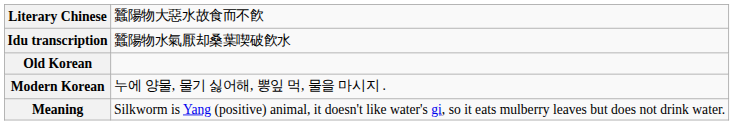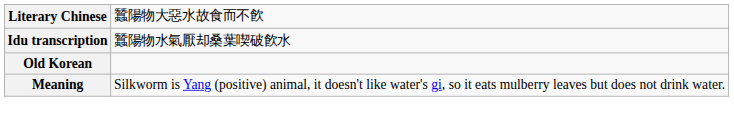- row: (58, 86)
